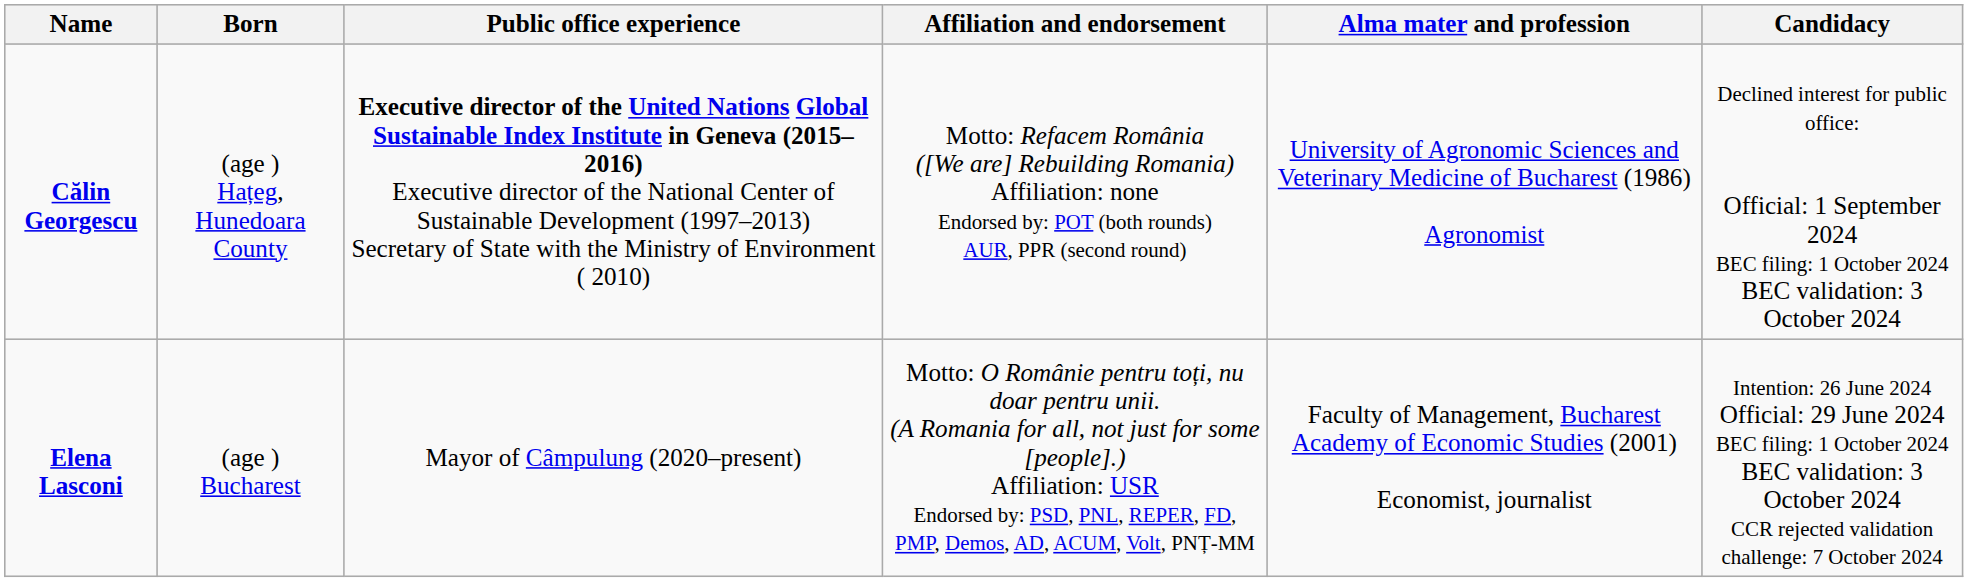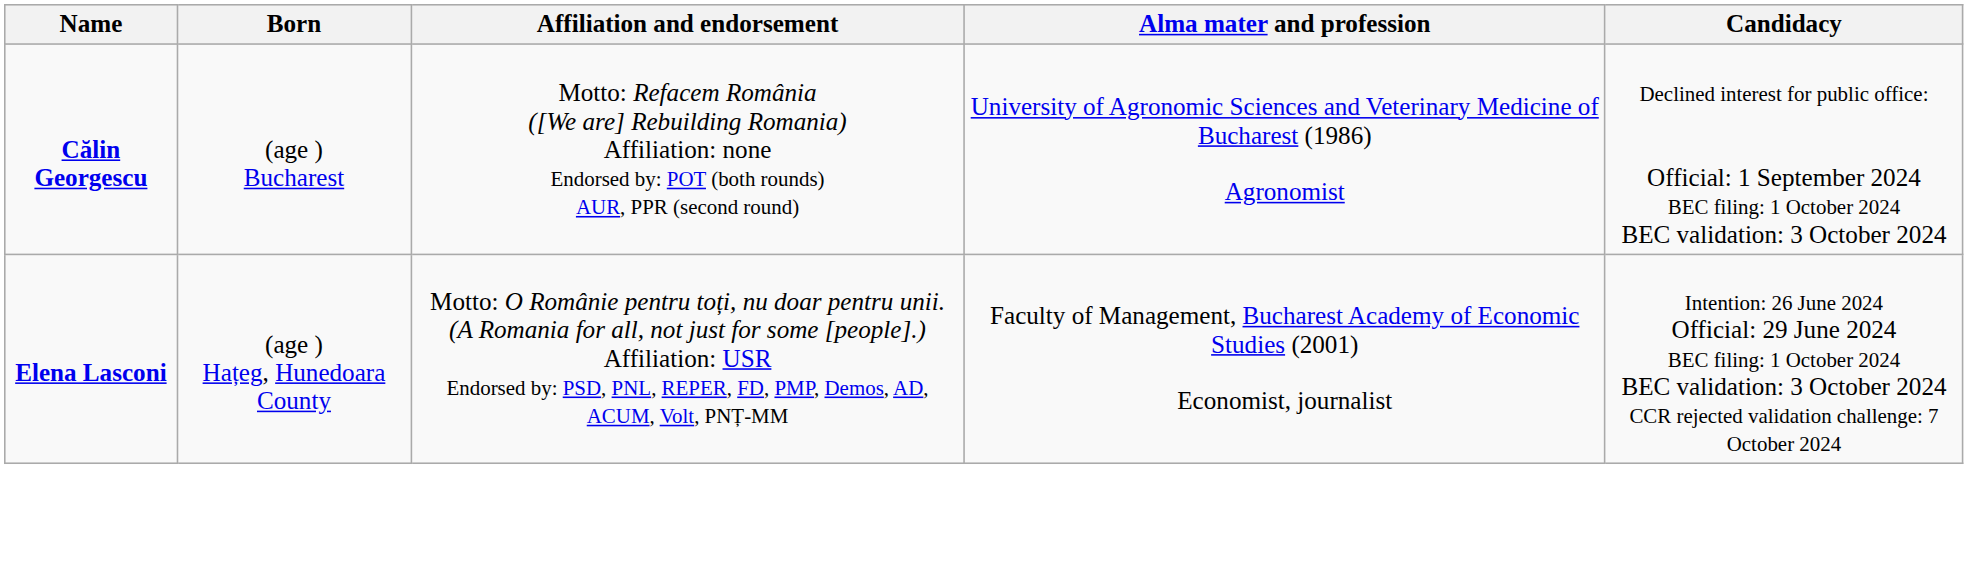- column: (613, 24)
(250, 205) (age ) Hațeg, Hunedoara County -> (294, 163) (age ) Bucharest
(250, 471) (age ) Bucharest -> (294, 372) (age ) Hațeg, Hunedoara County
